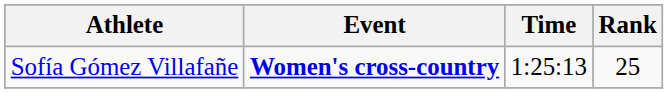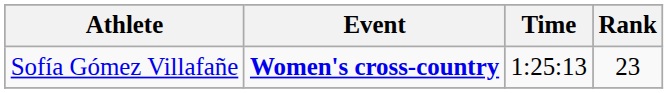(628, 66) 25 -> (628, 66) 23
